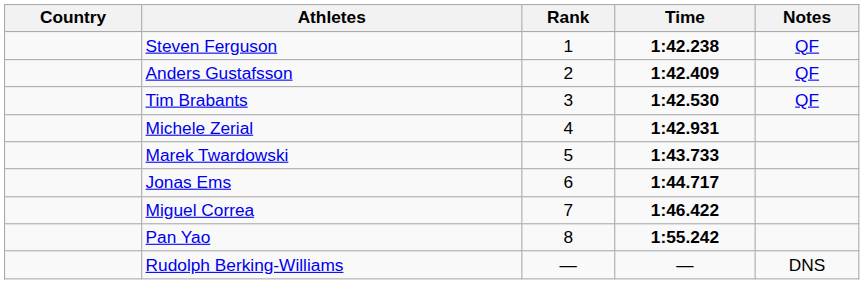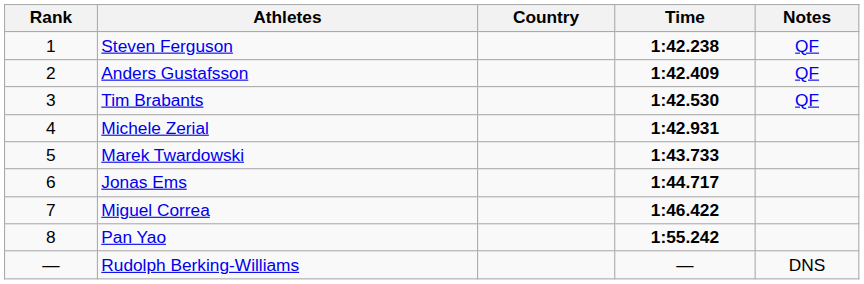columns swapped: (568, 18) <-> (73, 18)
